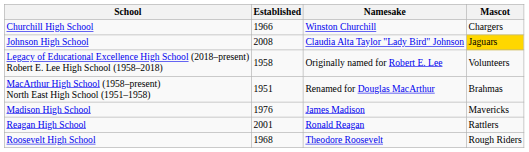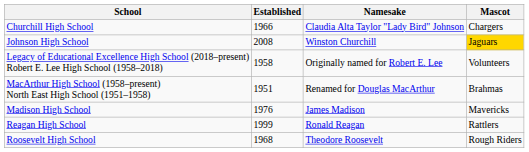(341, 27) Winston Churchill -> (385, 27) Claudia Alta Taylor "Lady Bird" Johnson
(385, 42) Claudia Alta Taylor "Lady Bird" Johnson -> (341, 42) Winston Churchill
(263, 125) 2001 -> (263, 125) 1999
